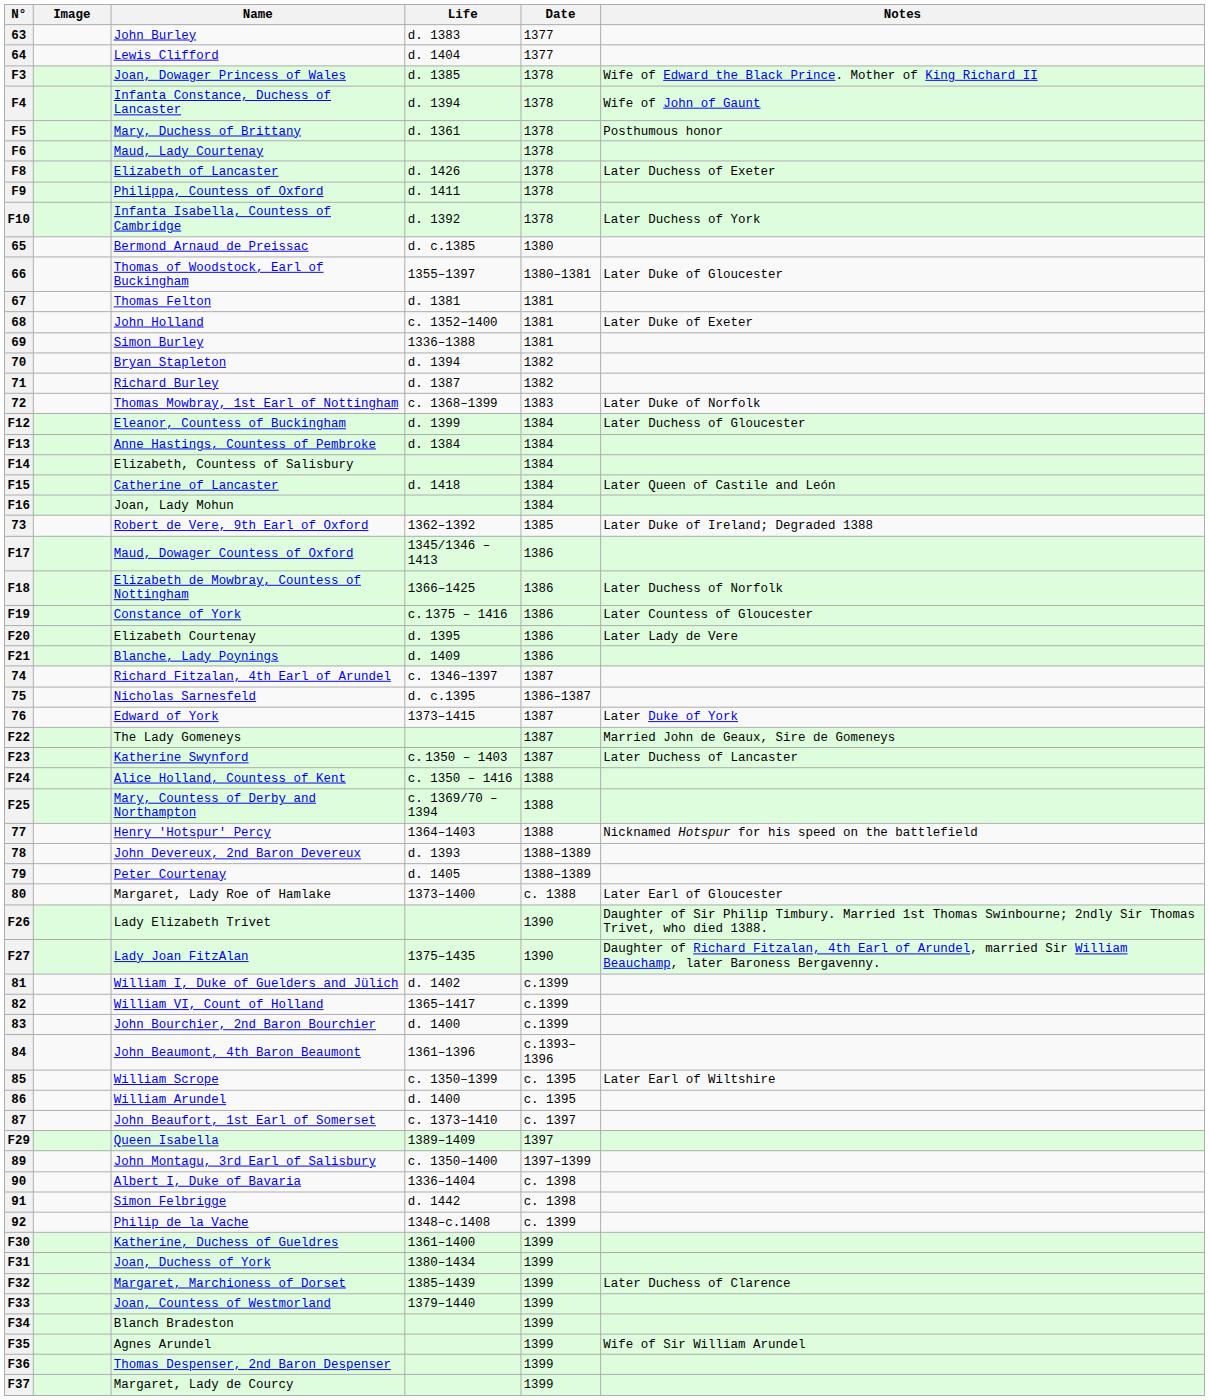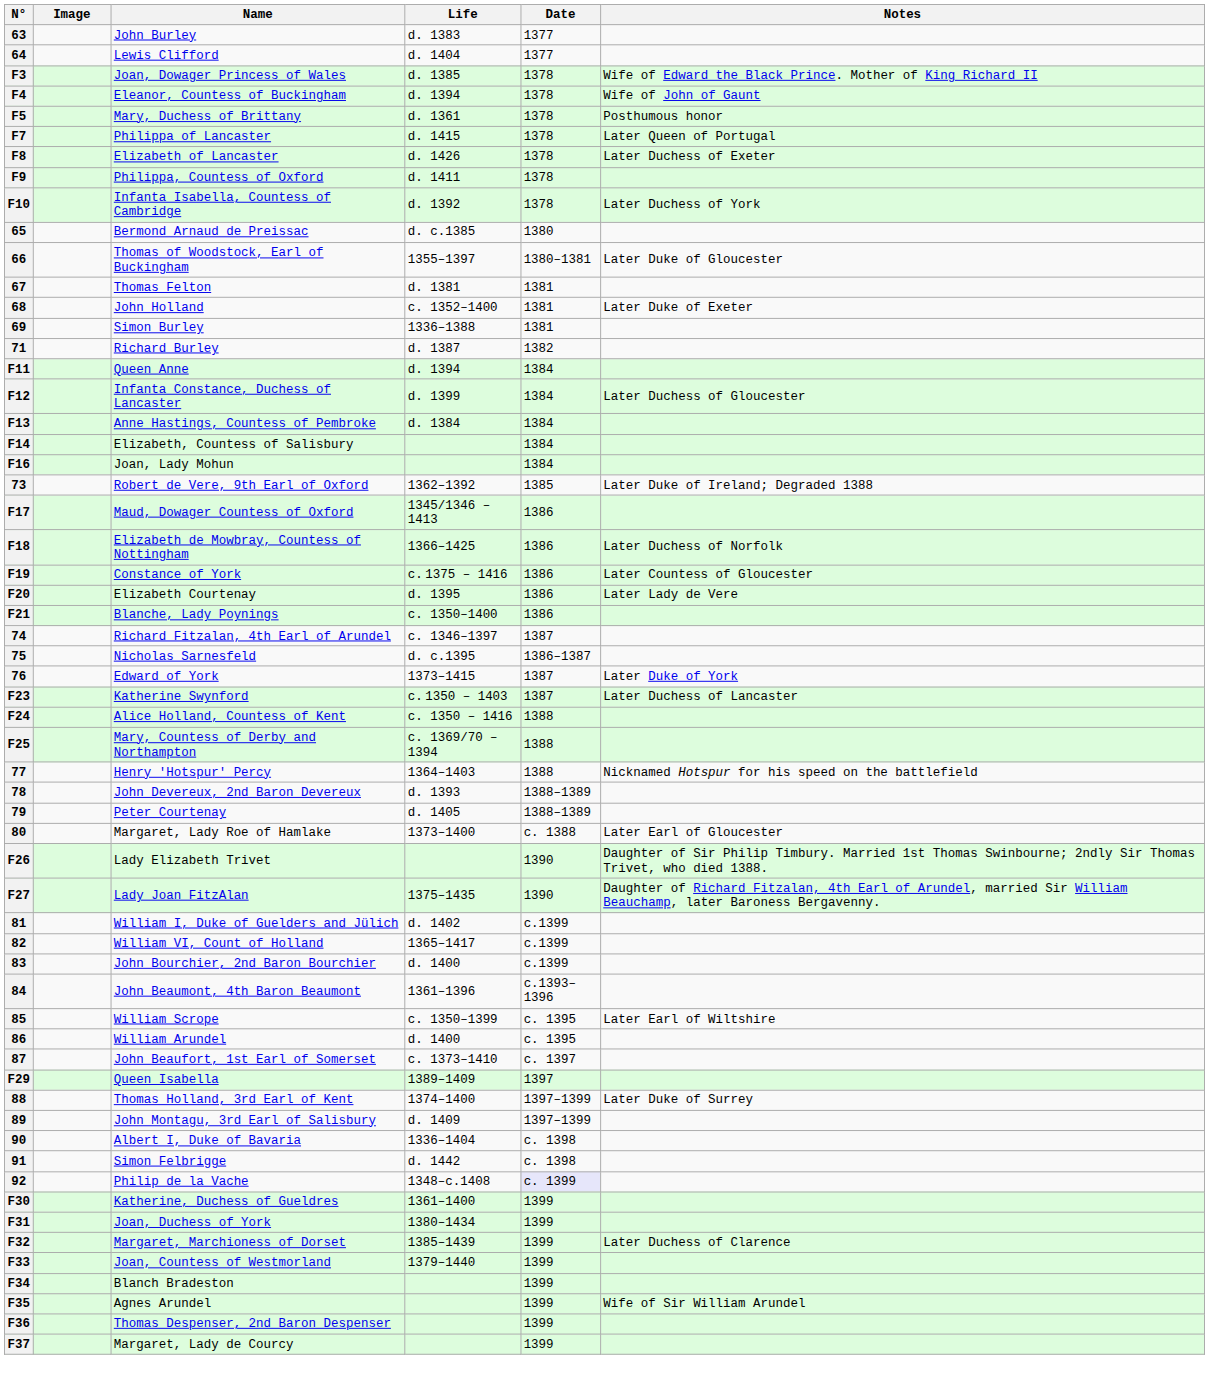(222, 103) Infanta Constance, Duchess of Lancaster -> (230, 96) Eleanor, Countess of Buckingham
- row: (19, 151)
+ row: (19, 137)
- row: (19, 363)
- row: (19, 404)
+ row: (19, 369)
(230, 424) Eleanor, Countess of Buckingham -> (222, 396) Infanta Constance, Duchess of Lancaster
- row: (19, 485)
(434, 656) d. 1409 -> (453, 615) c. 1350–1400
- row: (19, 738)
+ row: (19, 1100)
(453, 1161) c. 1350–1400 -> (434, 1121) d. 1409
(550, 1222) no background -> (550, 1182) lavender background
